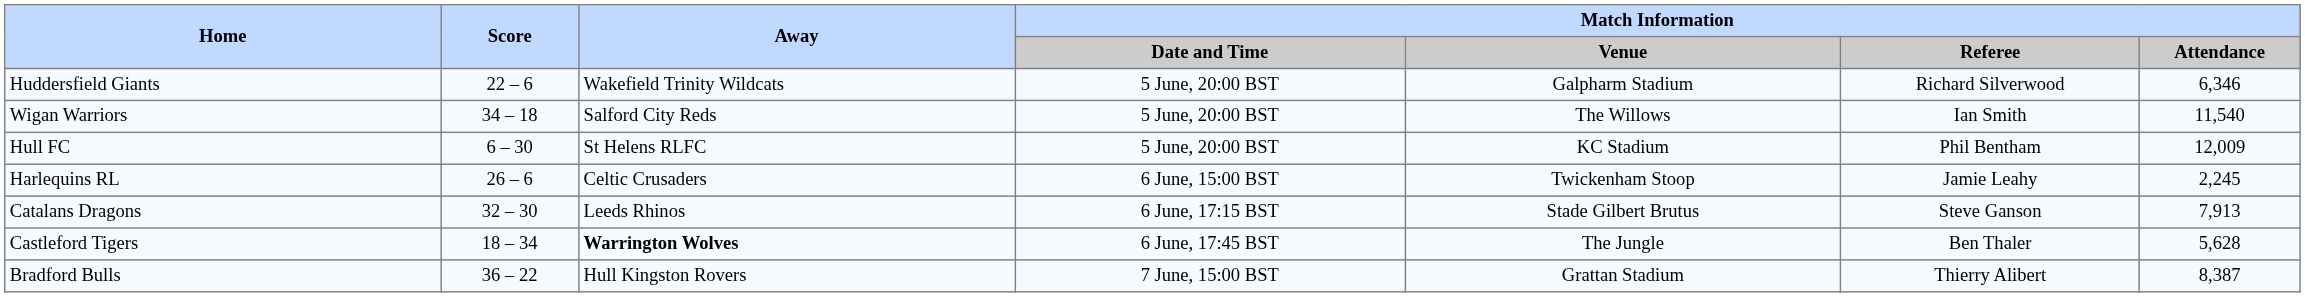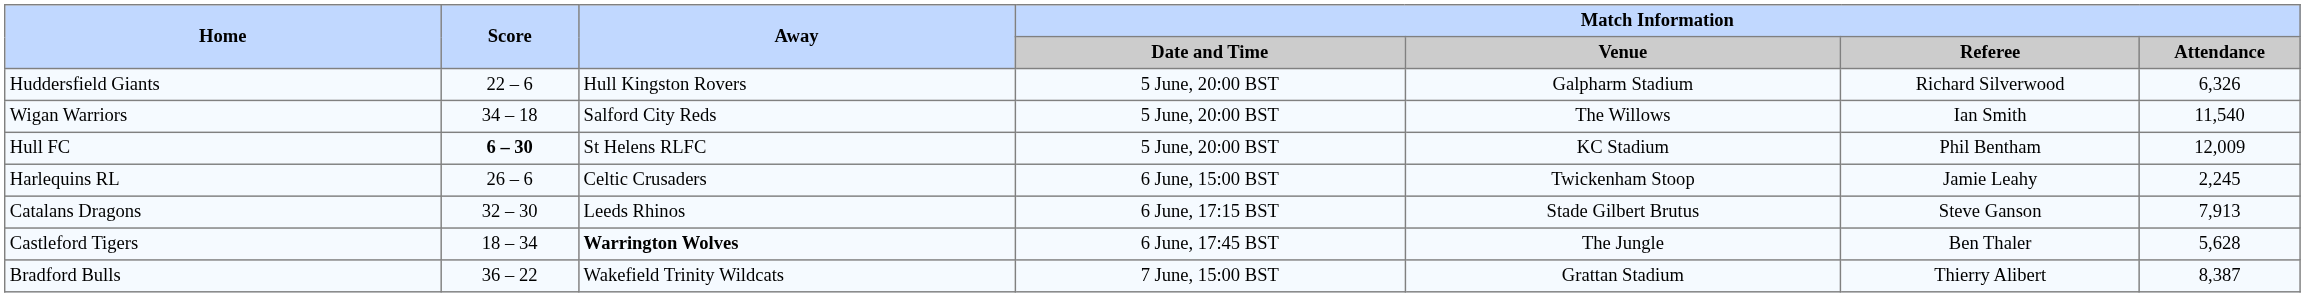(684, 84) Wakefield Trinity Wildcats -> (665, 84) Hull Kingston Rovers
(2220, 84) 6,346 -> (2220, 84) 6,326
(510, 148) normal -> (510, 148) bold
(665, 275) Hull Kingston Rovers -> (684, 275) Wakefield Trinity Wildcats
